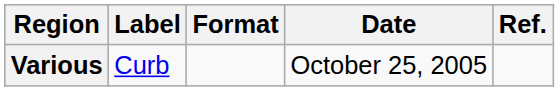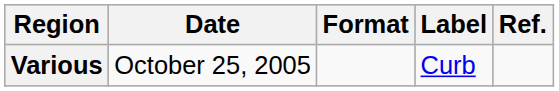columns swapped: (389, 24) <-> (148, 24)
